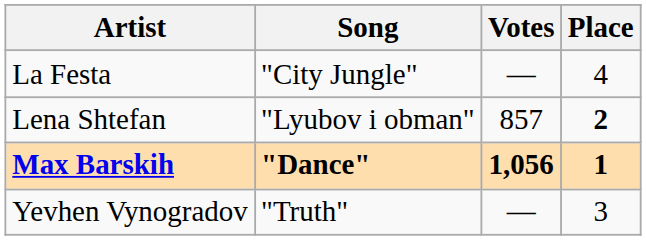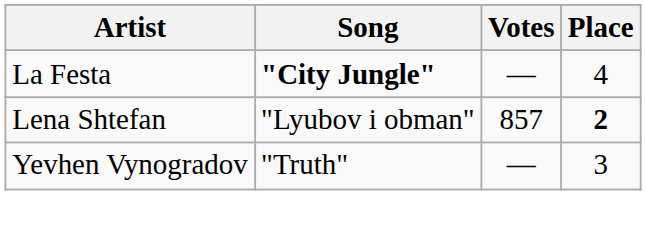(339, 73) normal -> (348, 73) bold
- row: (93, 165)
